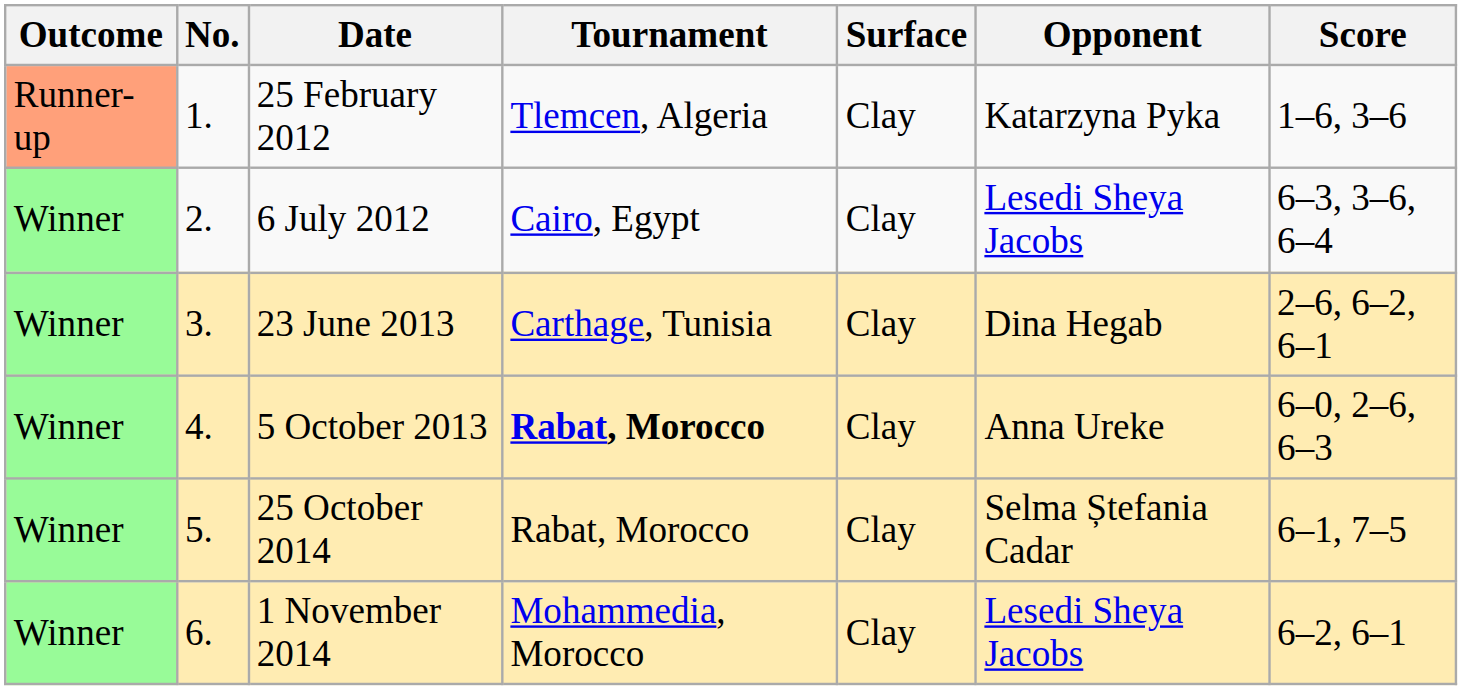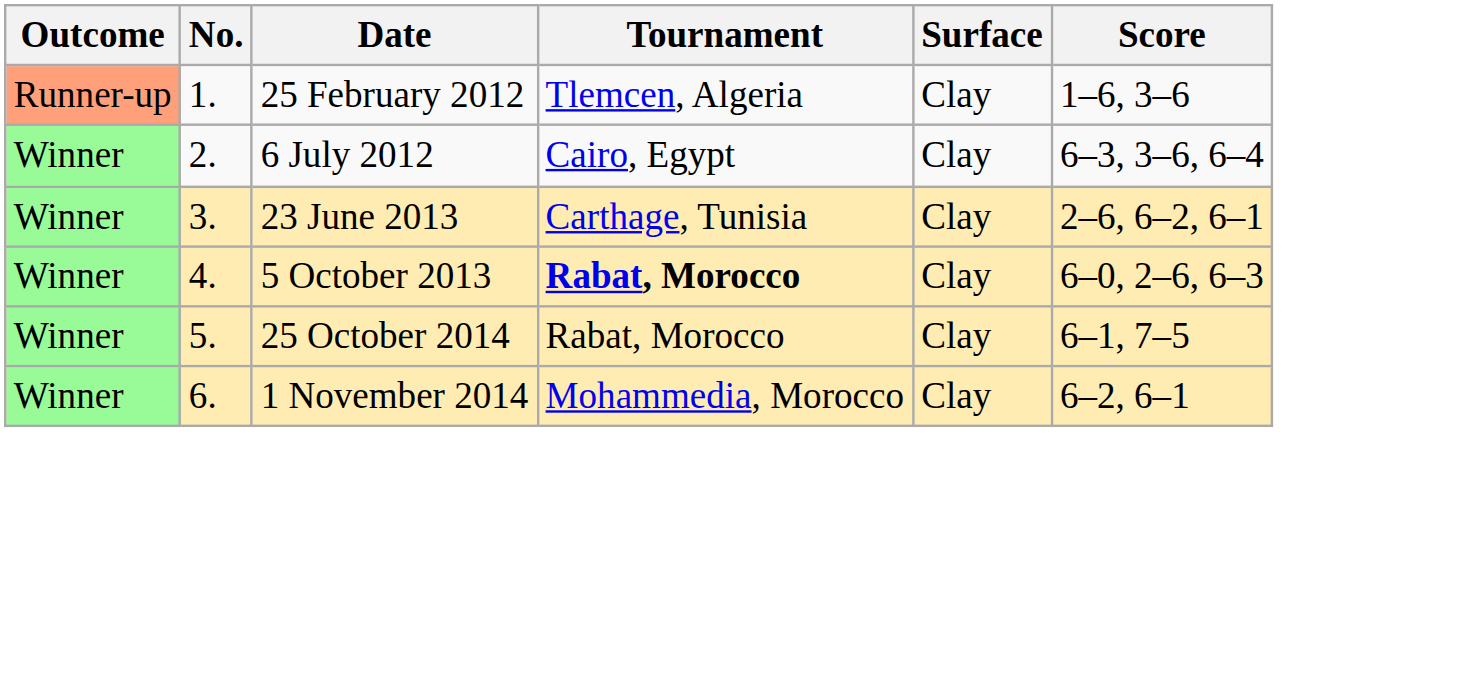- column: (1122, 34)
